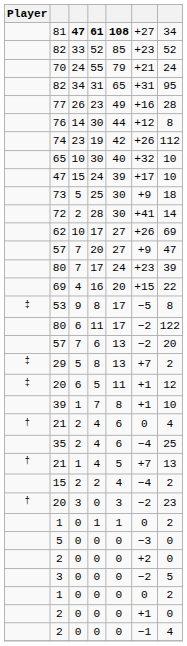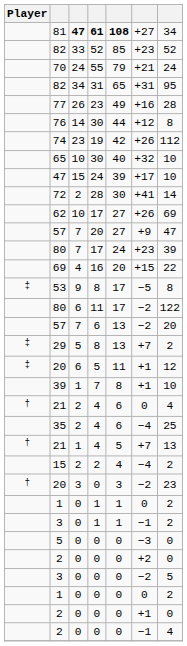- row: (59, 196)
+ row: (59, 523)
